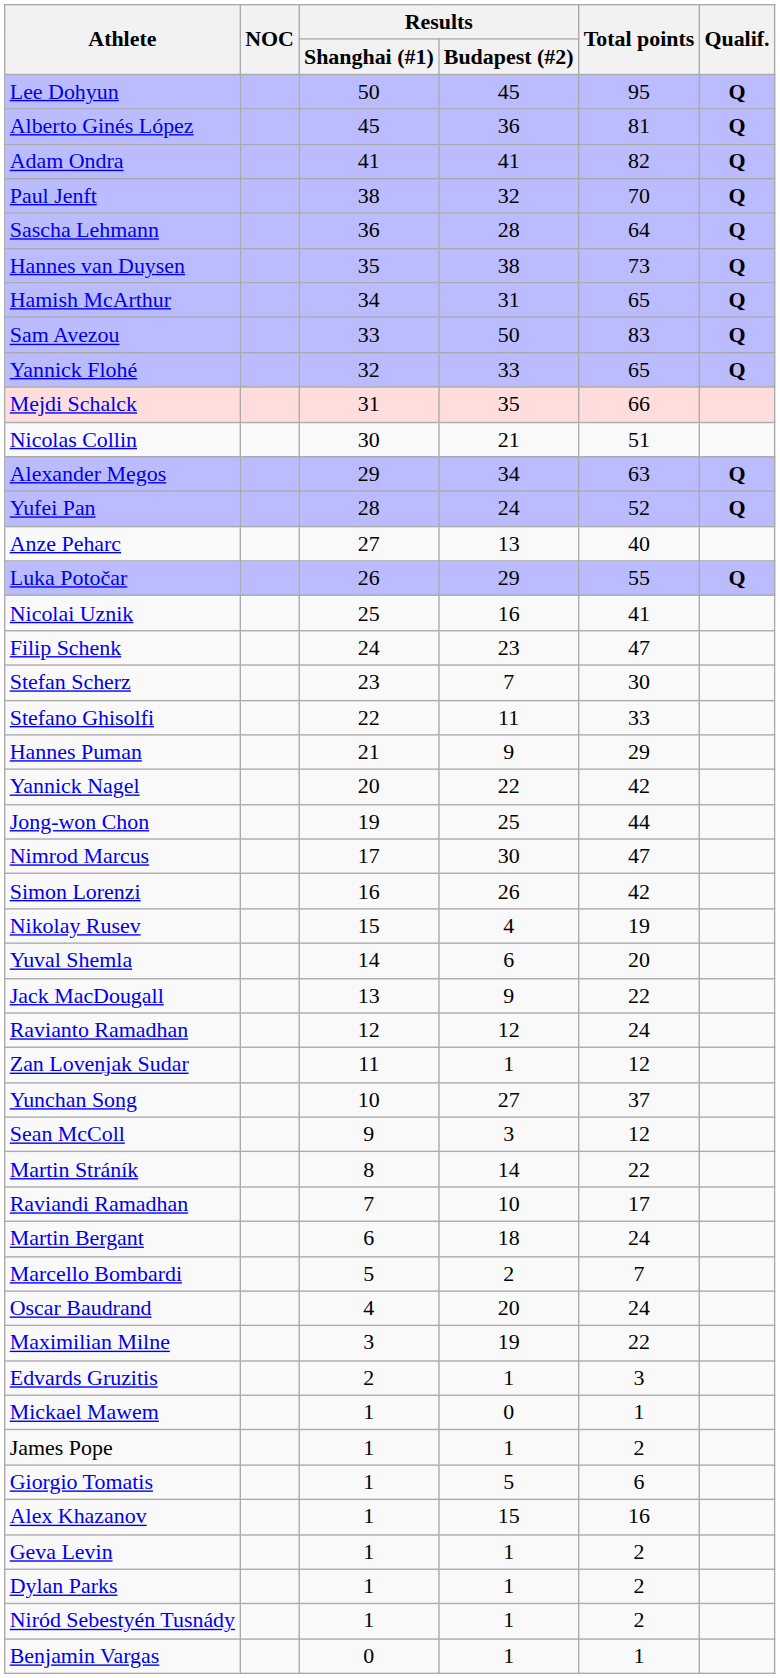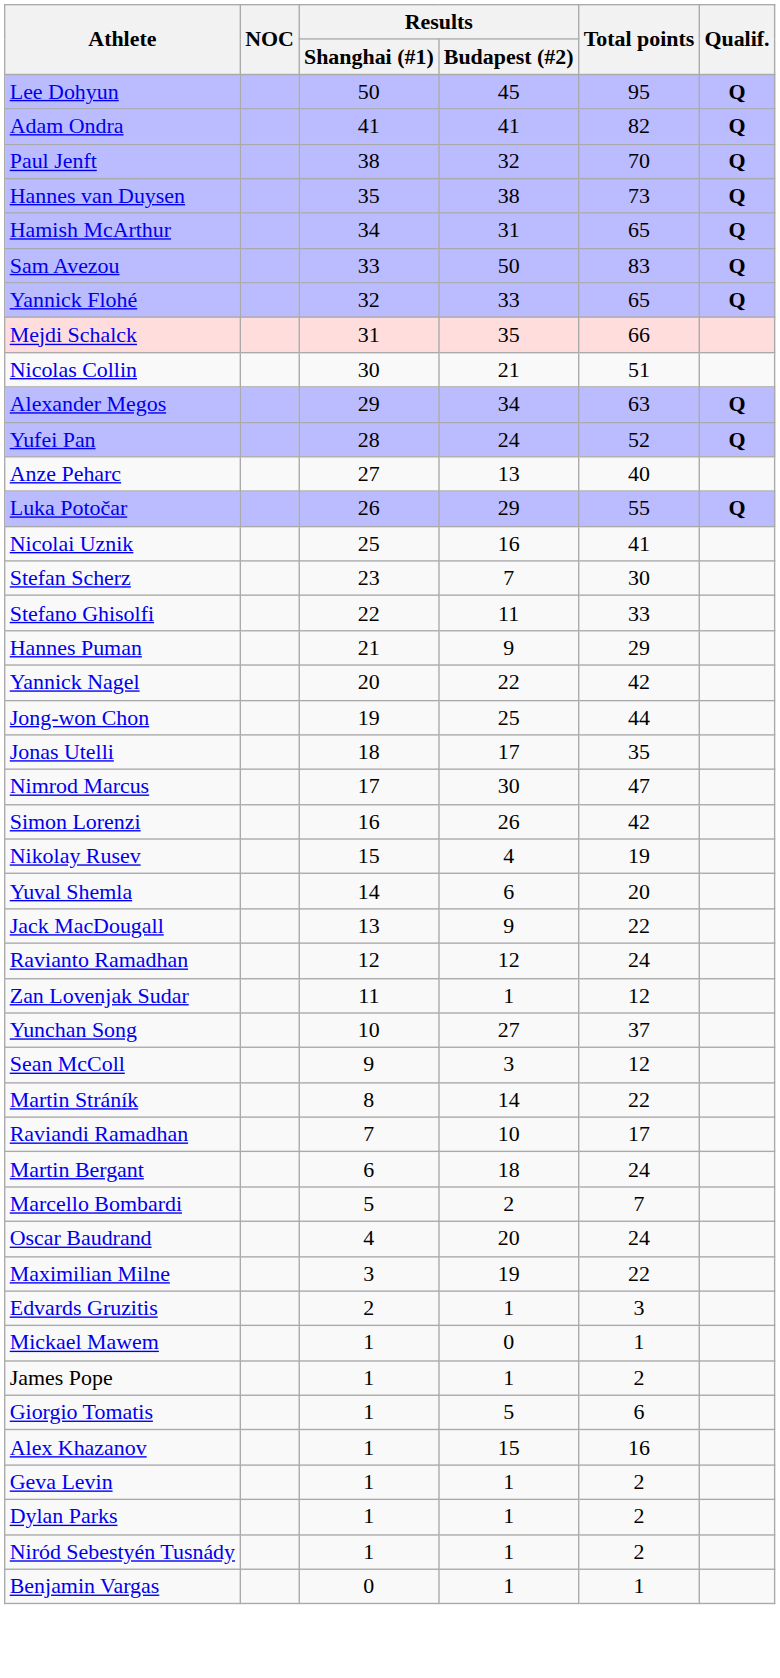- row: (102, 126)
- row: (84, 230)
- row: (65, 647)
+ row: (62, 751)
